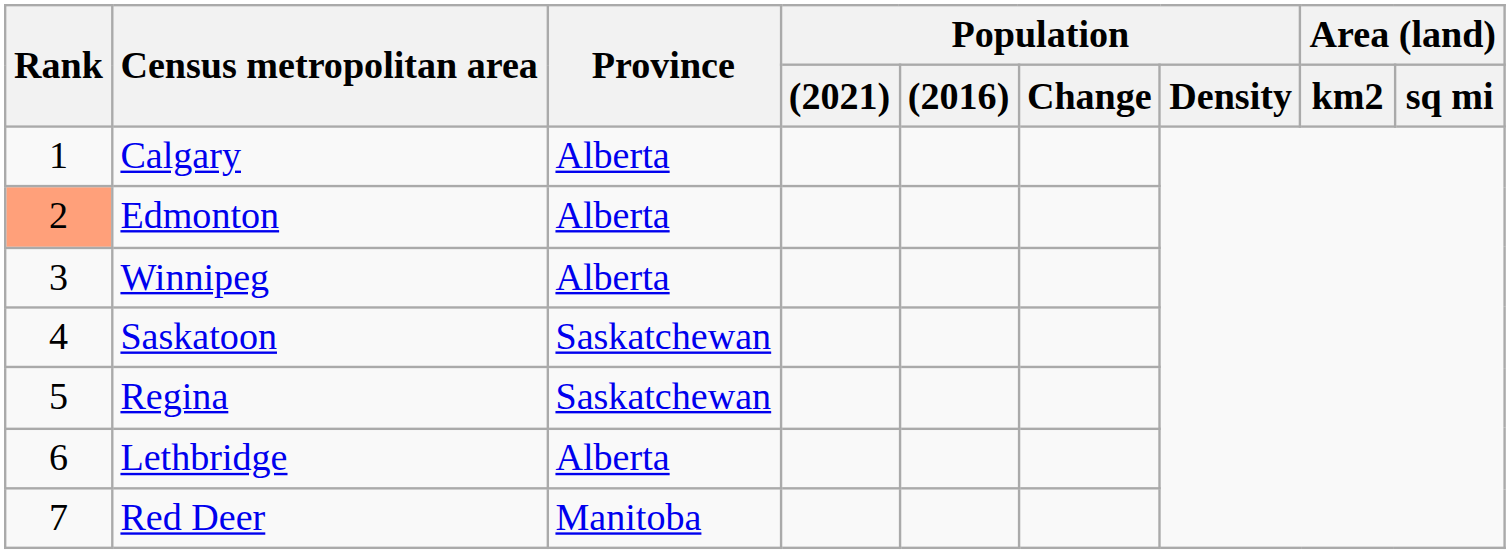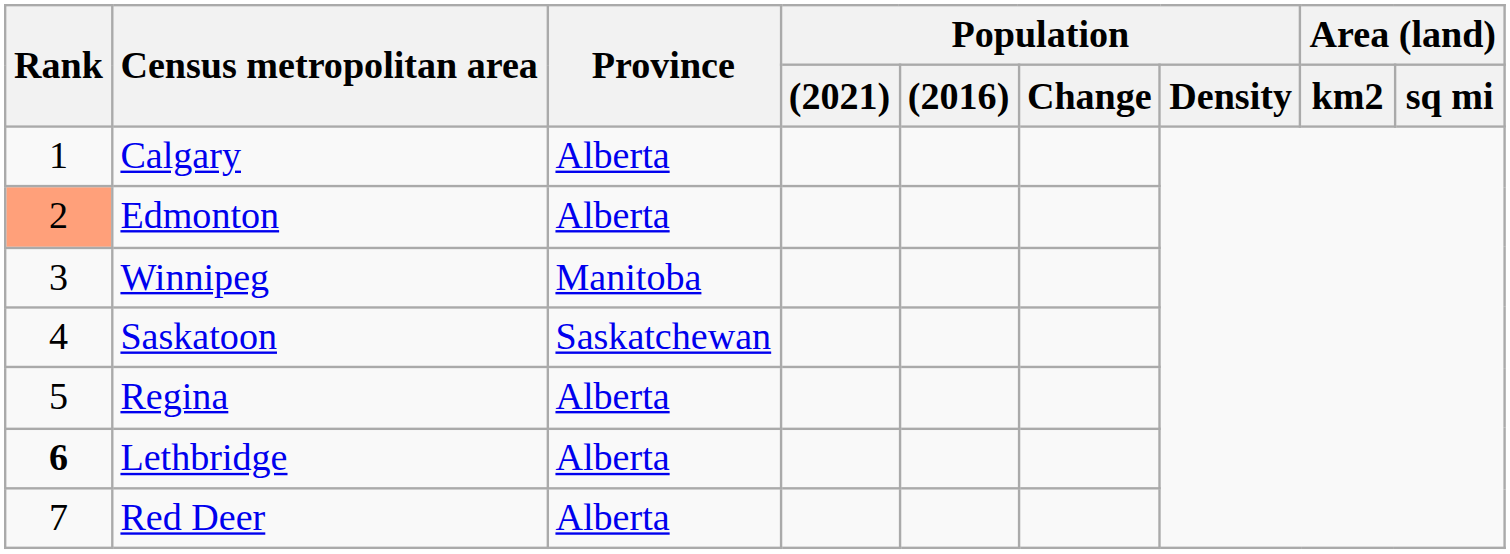(613, 276) Alberta -> (628, 276) Manitoba
(663, 397) Saskatchewan -> (613, 397) Alberta
(58, 457) normal -> (58, 457) bold
(628, 517) Manitoba -> (613, 517) Alberta
